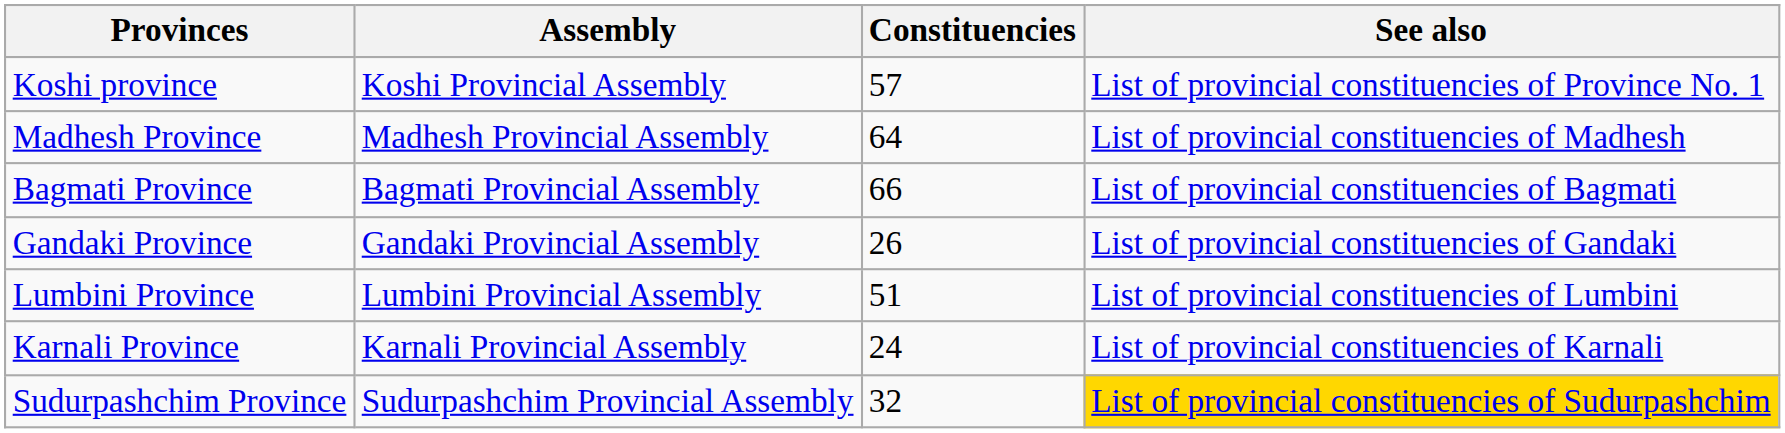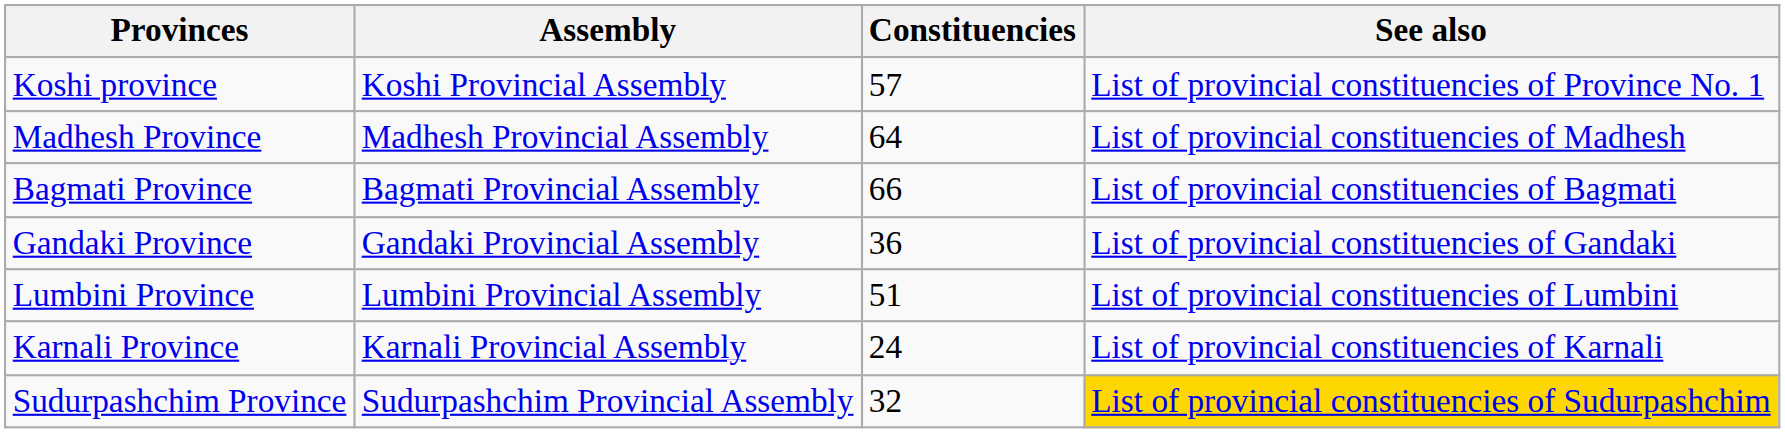(885, 242) 26 -> (885, 242) 36
